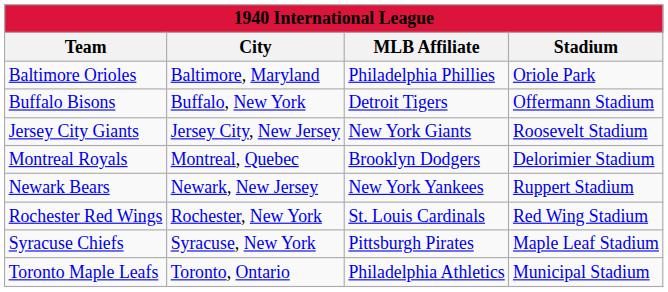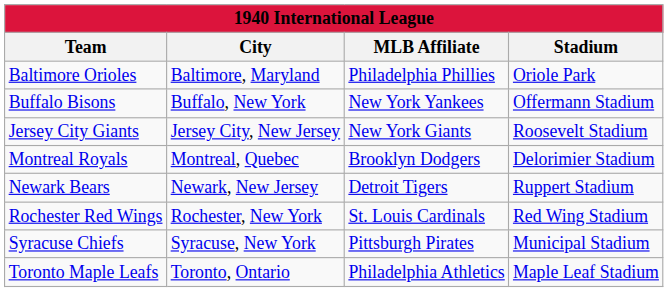(398, 103) Detroit Tigers -> (416, 103) New York Yankees
(416, 187) New York Yankees -> (398, 187) Detroit Tigers
(586, 243) Maple Leaf Stadium -> (581, 243) Municipal Stadium
(581, 272) Municipal Stadium -> (586, 272) Maple Leaf Stadium
